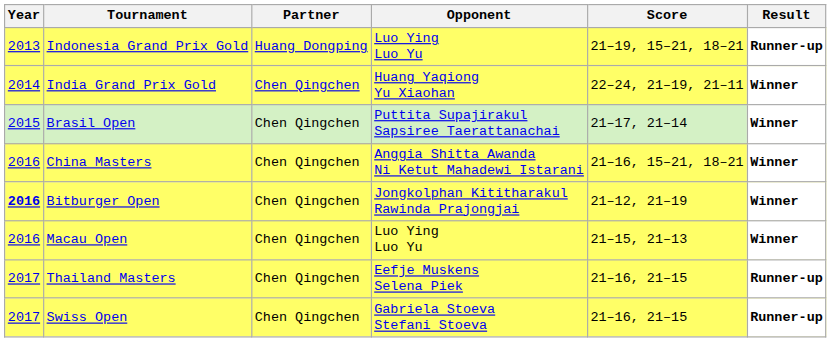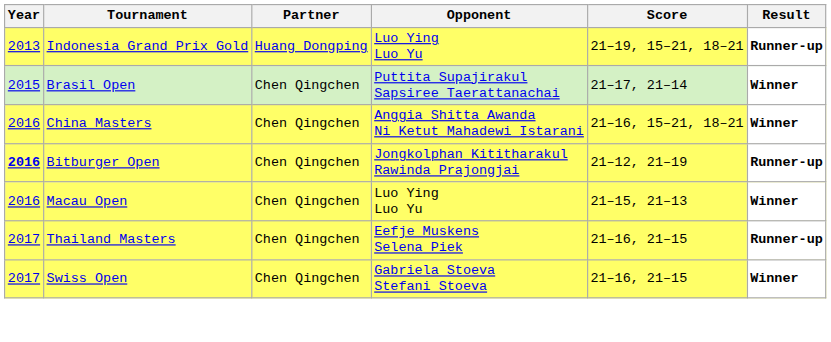- row: (131, 85)
(774, 201) Winner -> (786, 162) Runner-up
(786, 317) Runner-up -> (774, 278) Winner
